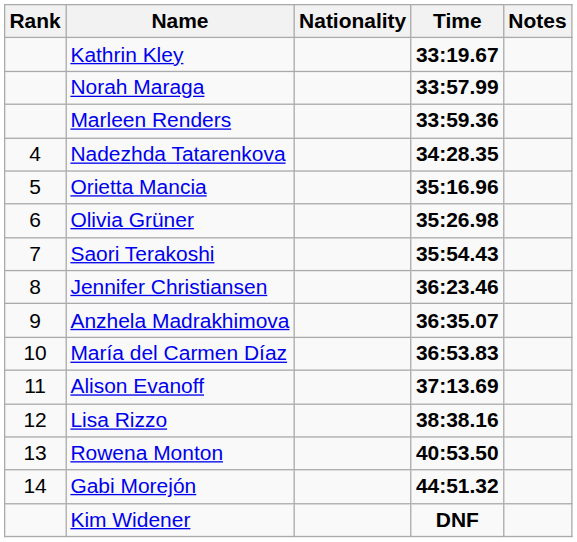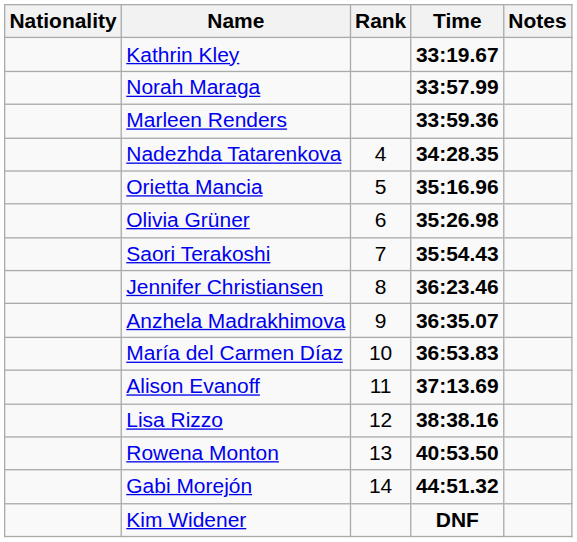columns swapped: (35, 21) <-> (353, 21)
